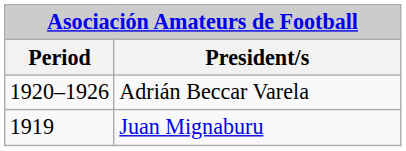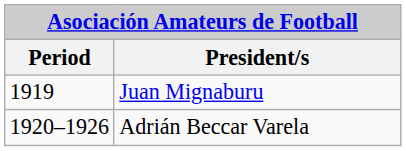rows swapped: (191, 127) <-> (214, 92)
